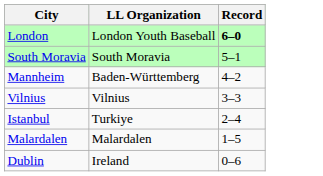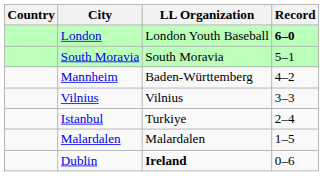+ column: (31, 14)
(110, 160) normal -> (166, 160) bold
